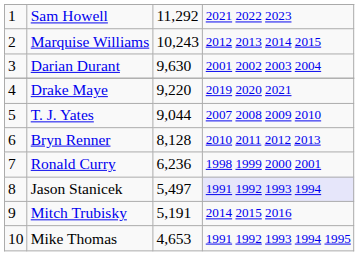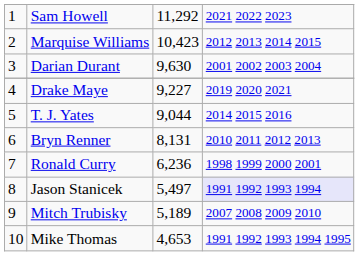(178, 41) 10,243 -> (178, 41) 10,423
(174, 90) 9,220 -> (174, 90) 9,227
(263, 115) 2007 2008 2009 2010 -> (249, 115) 2014 2015 2016
(174, 139) 8,128 -> (174, 139) 8,131
(174, 213) 5,191 -> (174, 213) 5,189
(249, 213) 2014 2015 2016 -> (263, 213) 2007 2008 2009 2010
